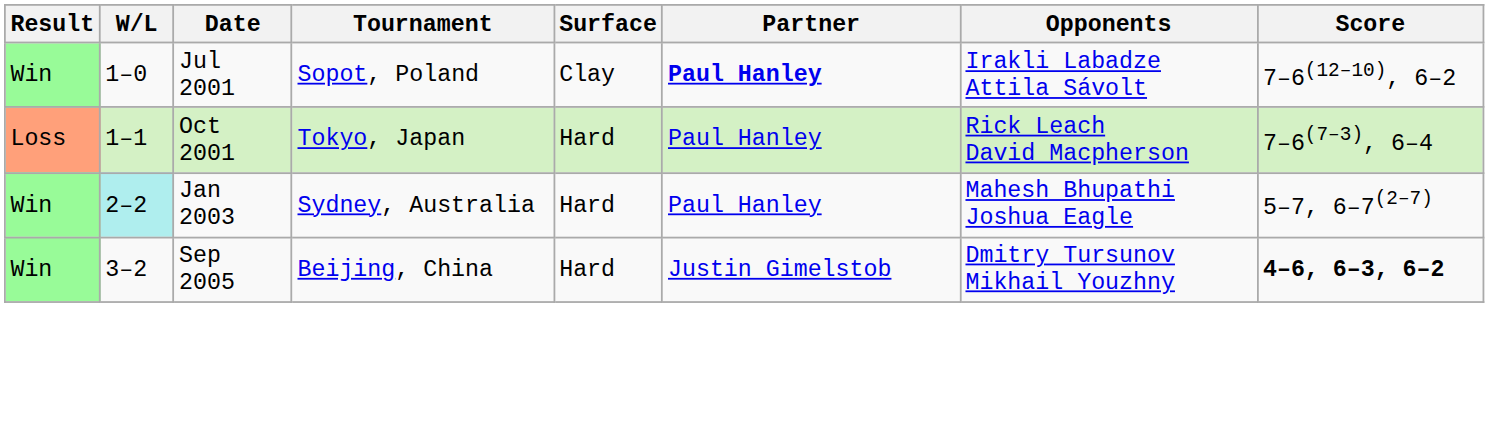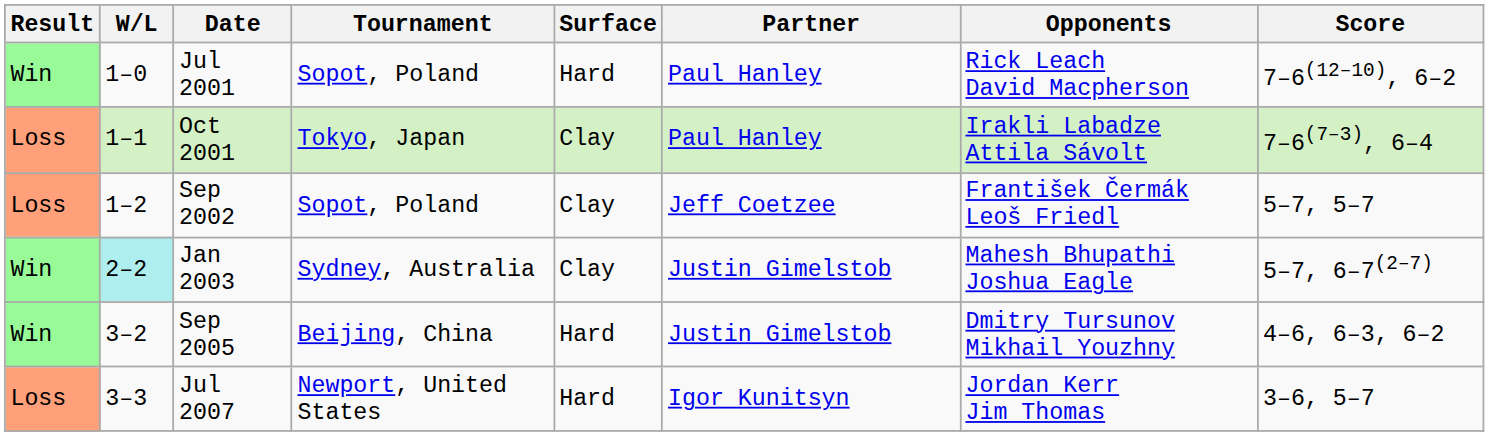(587, 75) Clay -> (587, 75) Hard
(745, 75) bold -> (745, 75) normal
(1063, 75) Irakli Labadze Attila Sávolt -> (1077, 75) Rick Leach David Macpherson
(587, 140) Hard -> (587, 140) Clay
(1077, 140) Rick Leach David Macpherson -> (1063, 140) Irakli Labadze Attila Sávolt
+ row: (207, 205)
(587, 205) Hard -> (587, 270) Clay
(745, 205) Paul Hanley -> (780, 270) Justin Gimelstob
(1354, 270) bold -> (1354, 334) normal
+ row: (207, 399)
